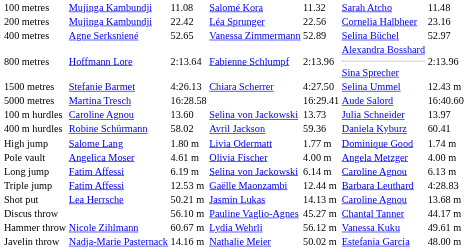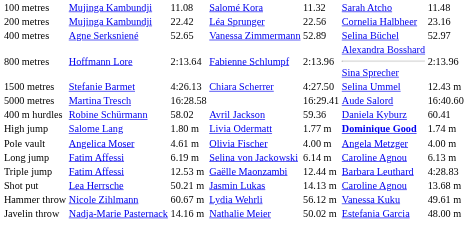- row: (33, 115)
(377, 143) normal -> (379, 129) bold
- row: (31, 213)
